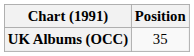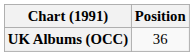(160, 39) 35 -> (160, 39) 36
